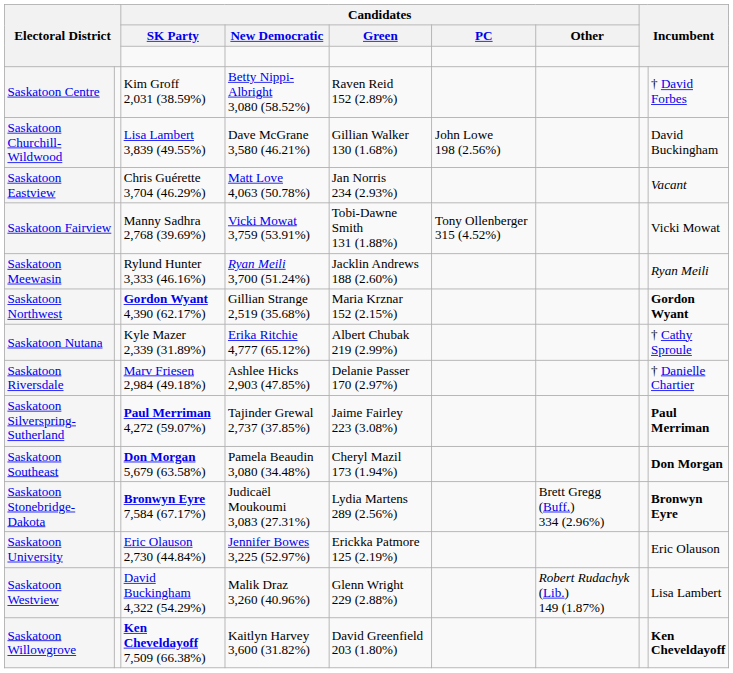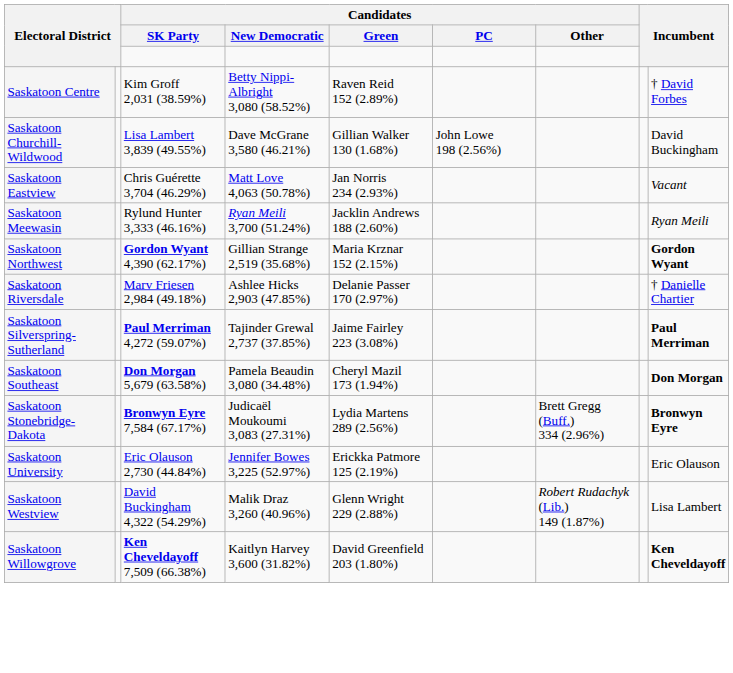- row: (59, 228)
- row: (55, 342)
